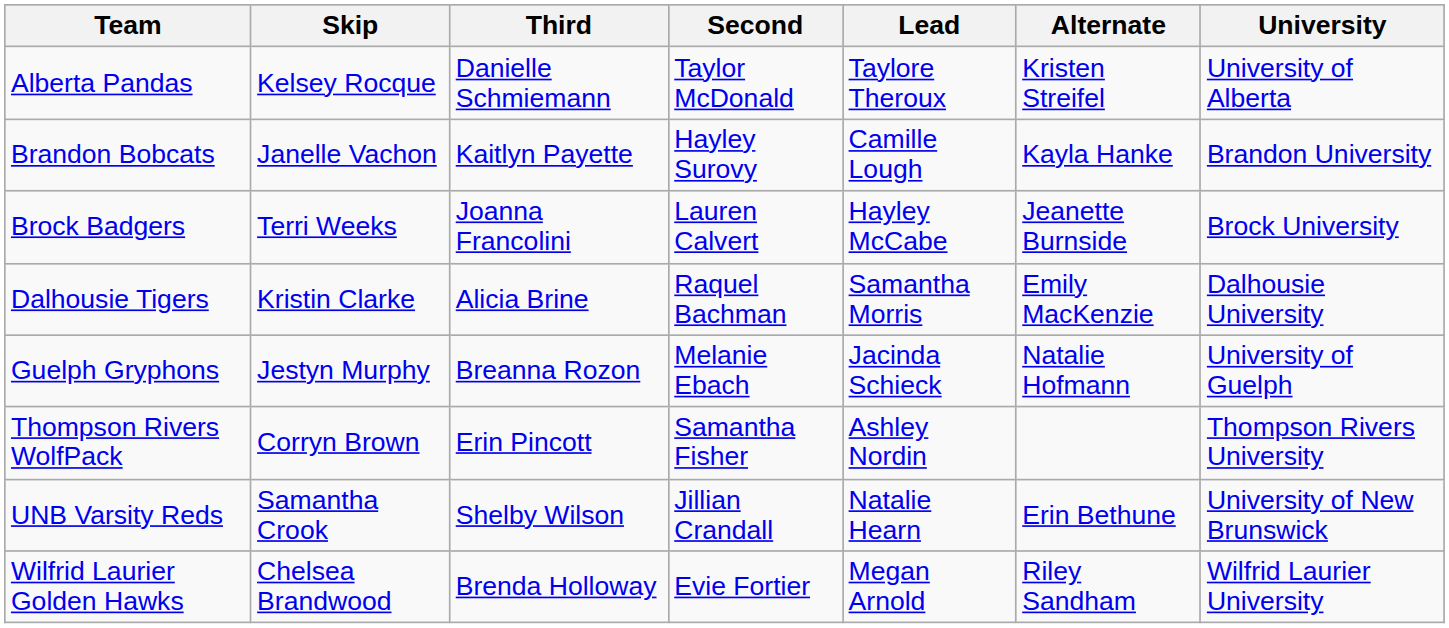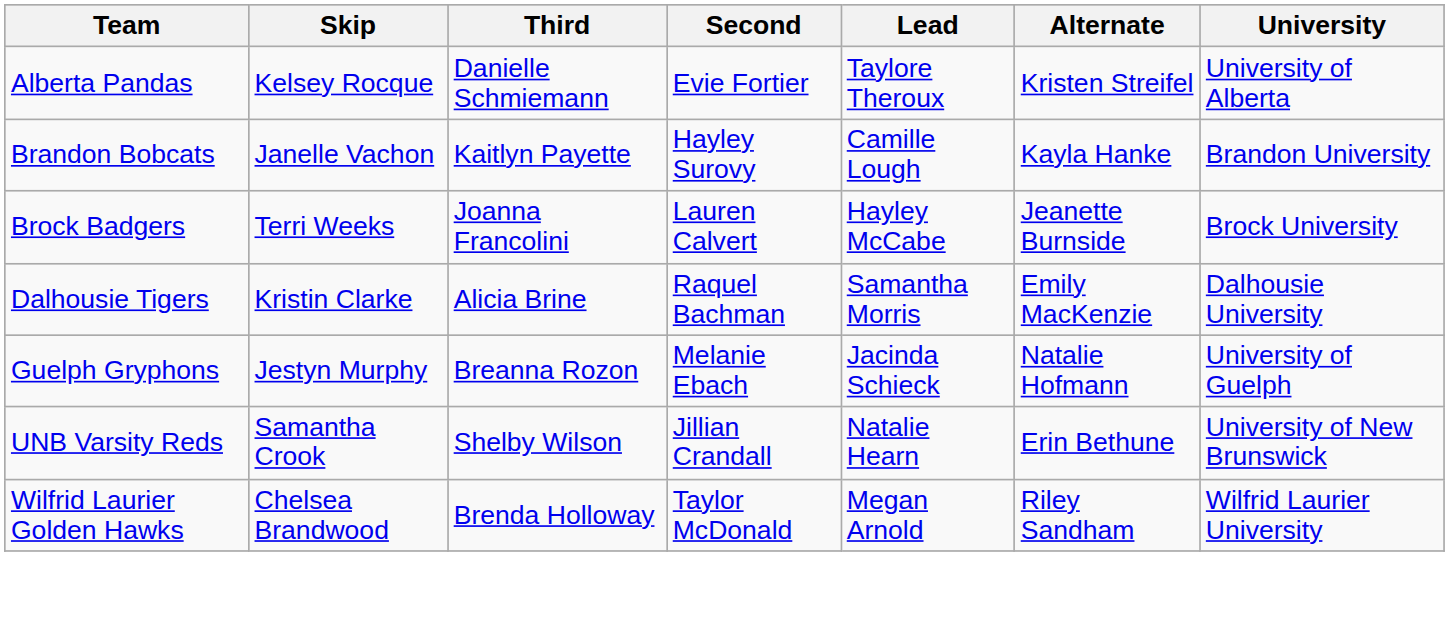(734, 82) Taylor McDonald -> (741, 82) Evie Fortier
- row: (115, 442)
(742, 586) Evie Fortier -> (733, 514) Taylor McDonald
